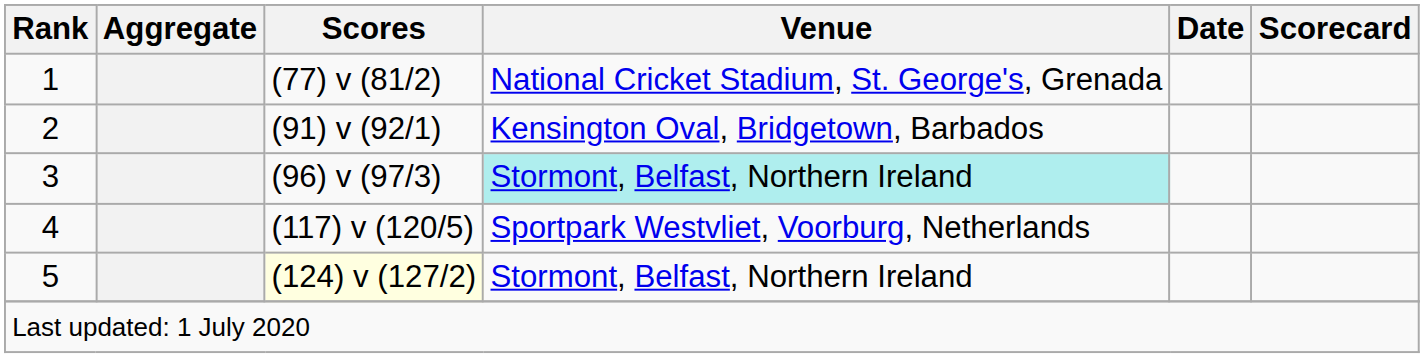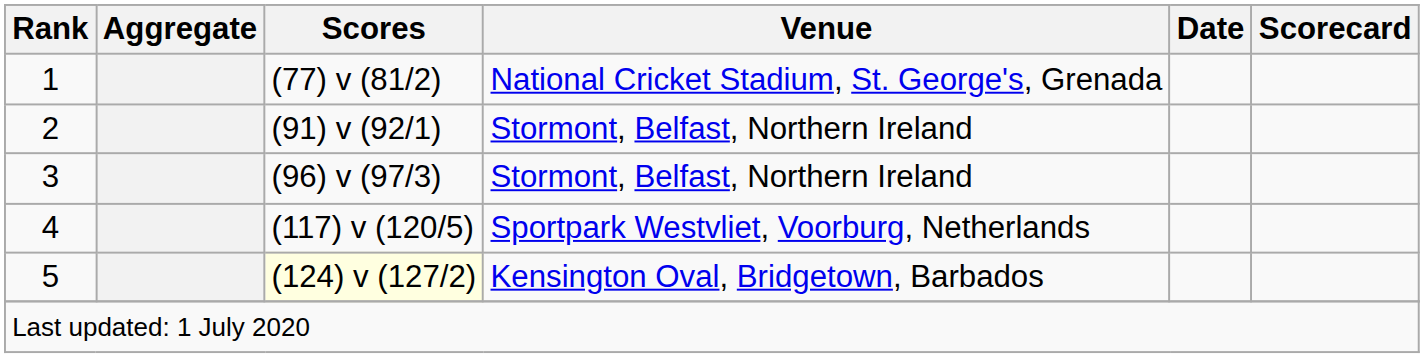(767, 128) Kensington Oval, Bridgetown, Barbados -> (732, 128) Stormont, Belfast, Northern Ireland
(732, 177) paleturquoise background -> (732, 177) no background
(732, 276) Stormont, Belfast, Northern Ireland -> (767, 276) Kensington Oval, Bridgetown, Barbados
